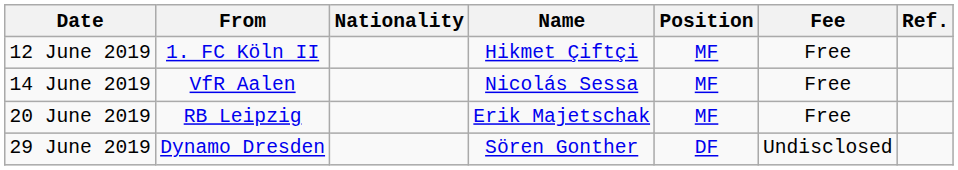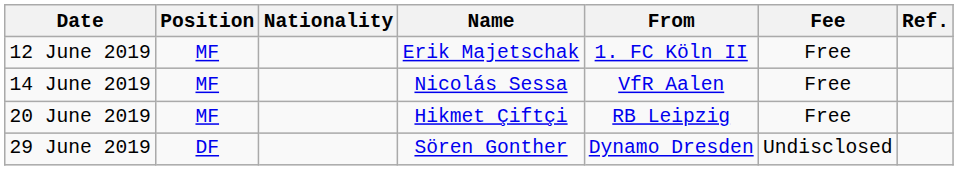columns swapped: (707, 21) <-> (243, 21)
(562, 53) Hikmet Çiftçi -> (491, 53) Erik Majetschak
(562, 117) Erik Majetschak -> (491, 117) Hikmet Çiftçi
